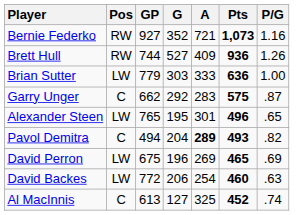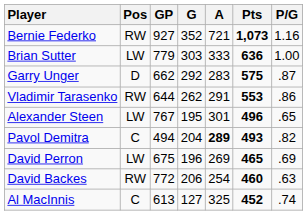- row: (34, 55)
(121, 96) C -> (135, 76) D
+ row: (62, 96)
(150, 117) 765 -> (164, 117) 767
(121, 179) LW -> (135, 179) RW
